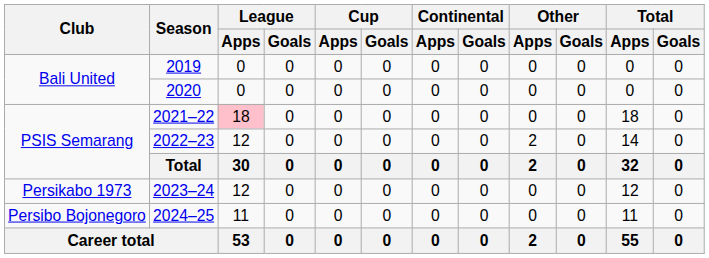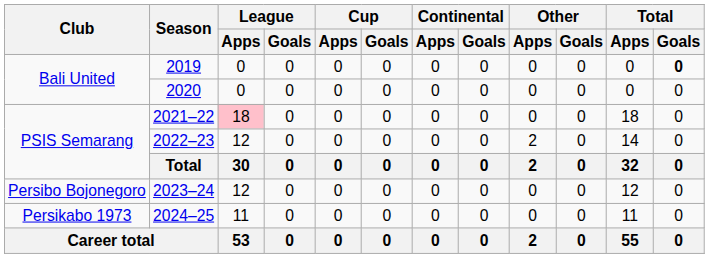(679, 66) normal -> (679, 66) bold
(77, 191) Persikabo 1973 -> (77, 191) Persibo Bojonegoro
(77, 215) Persibo Bojonegoro -> (77, 215) Persikabo 1973
